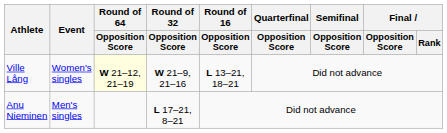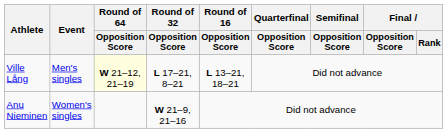(72, 73) Women's singles -> (67, 73) Men's singles
(173, 79) W 21–9, 21–16 -> (173, 79) L 17–21, 8–21
(67, 110) Men's singles -> (72, 110) Women's singles
(173, 116) L 17–21, 8–21 -> (173, 116) W 21–9, 21–16
